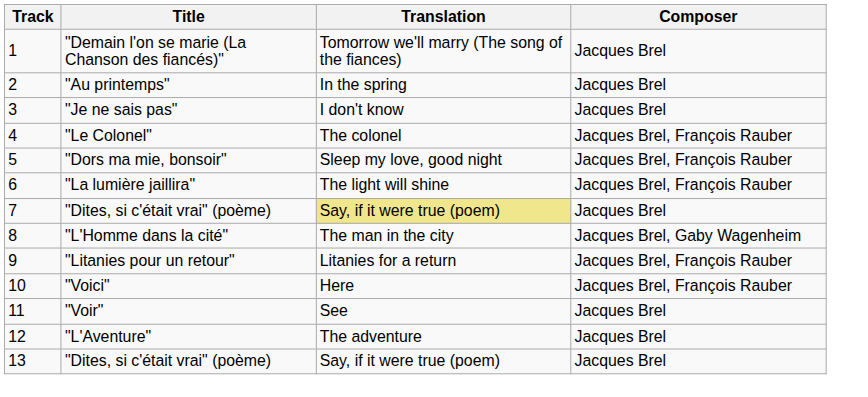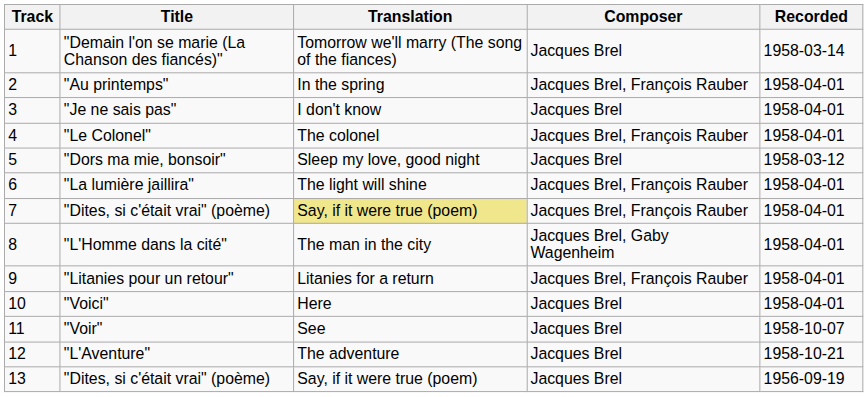+ column: (811, 17)
(620, 85) Jacques Brel -> (639, 85) Jacques Brel, François Rauber
(683, 160) Jacques Brel, François Rauber -> (576, 160) Jacques Brel
(620, 210) Jacques Brel -> (639, 210) Jacques Brel, François Rauber
(683, 286) Jacques Brel, François Rauber -> (576, 303) Jacques Brel
